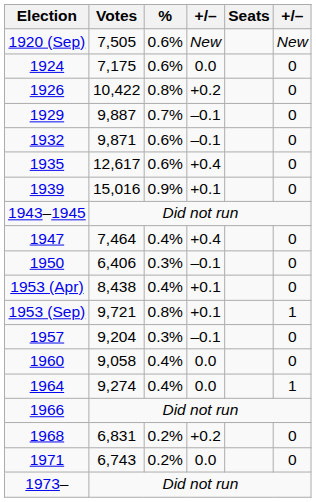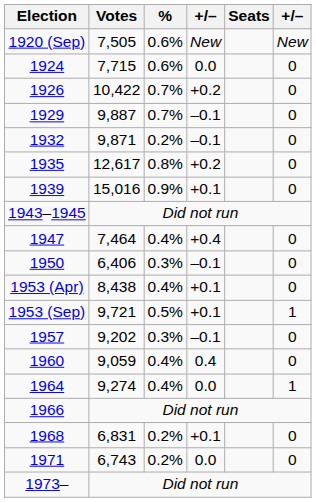(117, 66) 7,175 -> (117, 66) 7,715
(165, 90) 0.8% -> (165, 90) 0.7%
(165, 139) 0.6% -> (165, 139) 0.2%
(165, 164) 0.6% -> (165, 164) 0.8%
(206, 164) +0.4 -> (206, 164) +0.2
(165, 312) 0.8% -> (165, 312) 0.5%
(117, 336) 9,204 -> (117, 336) 9,202
(117, 361) 9,058 -> (117, 361) 9,059
(206, 361) 0.0 -> (206, 361) 0.4
(206, 435) +0.2 -> (206, 435) +0.1
